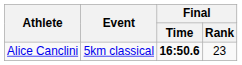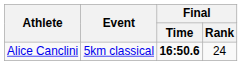(220, 51) 23 -> (220, 51) 24
